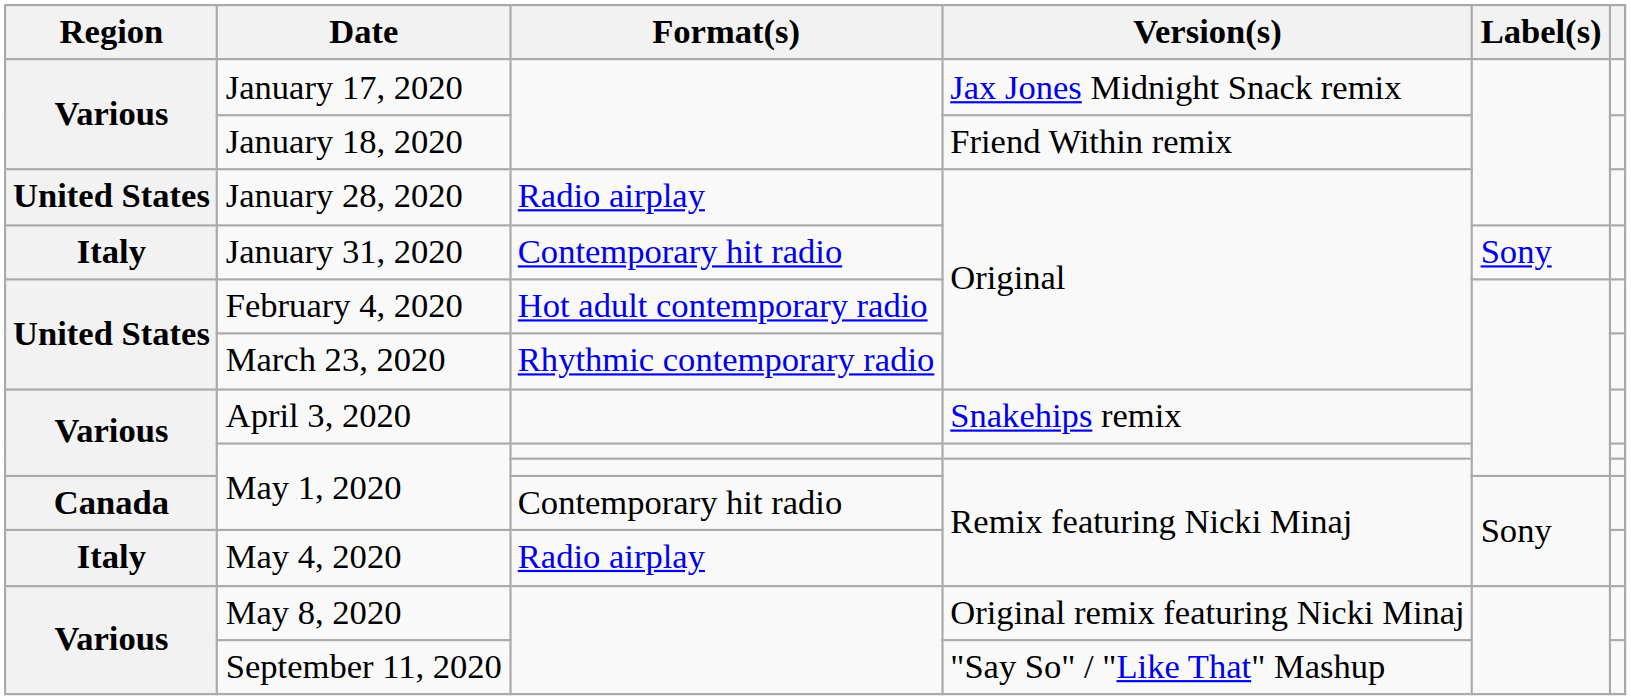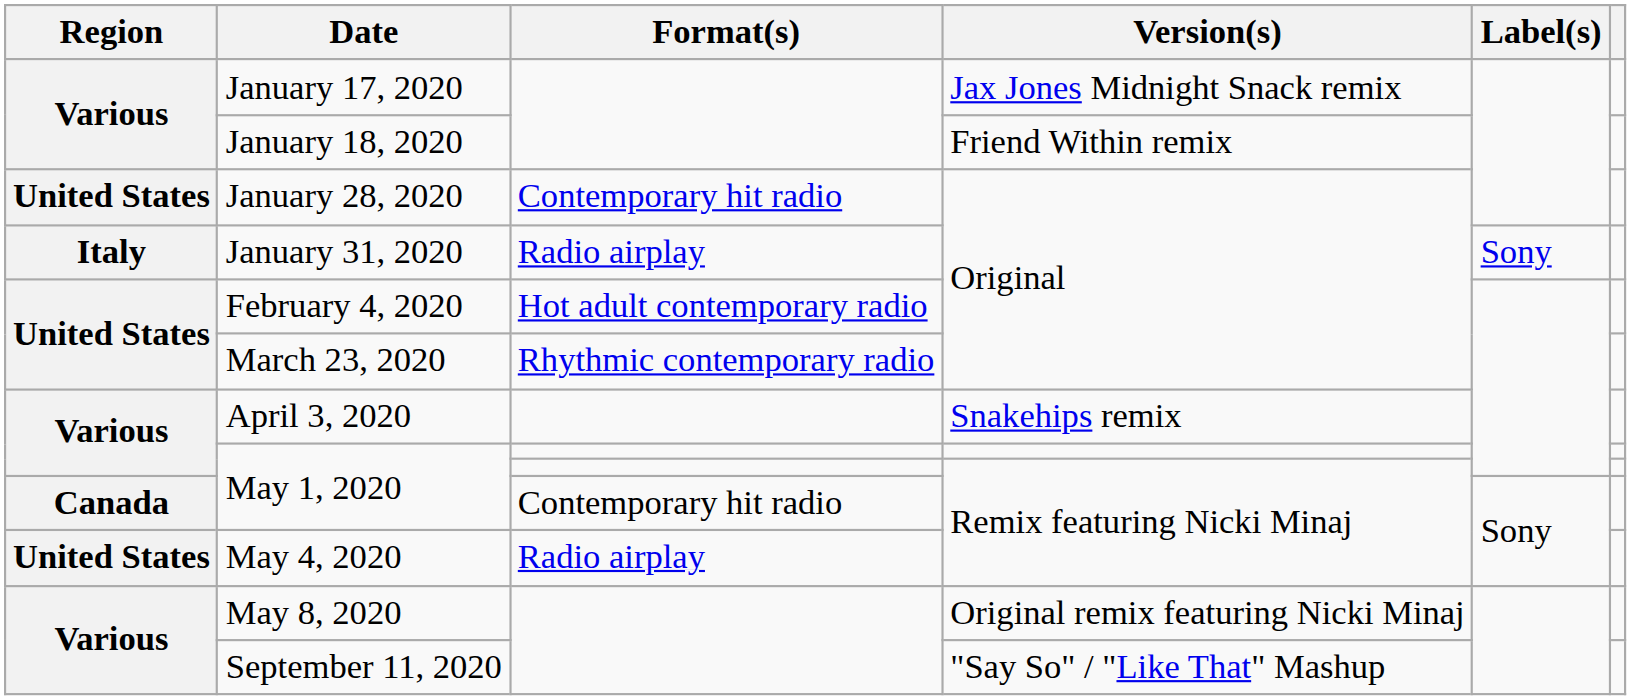(611, 196) Radio airplay -> (680, 196) Contemporary hit radio
(680, 251) Contemporary hit radio -> (611, 251) Radio airplay
(111, 557) Italy -> (111, 557) United States
